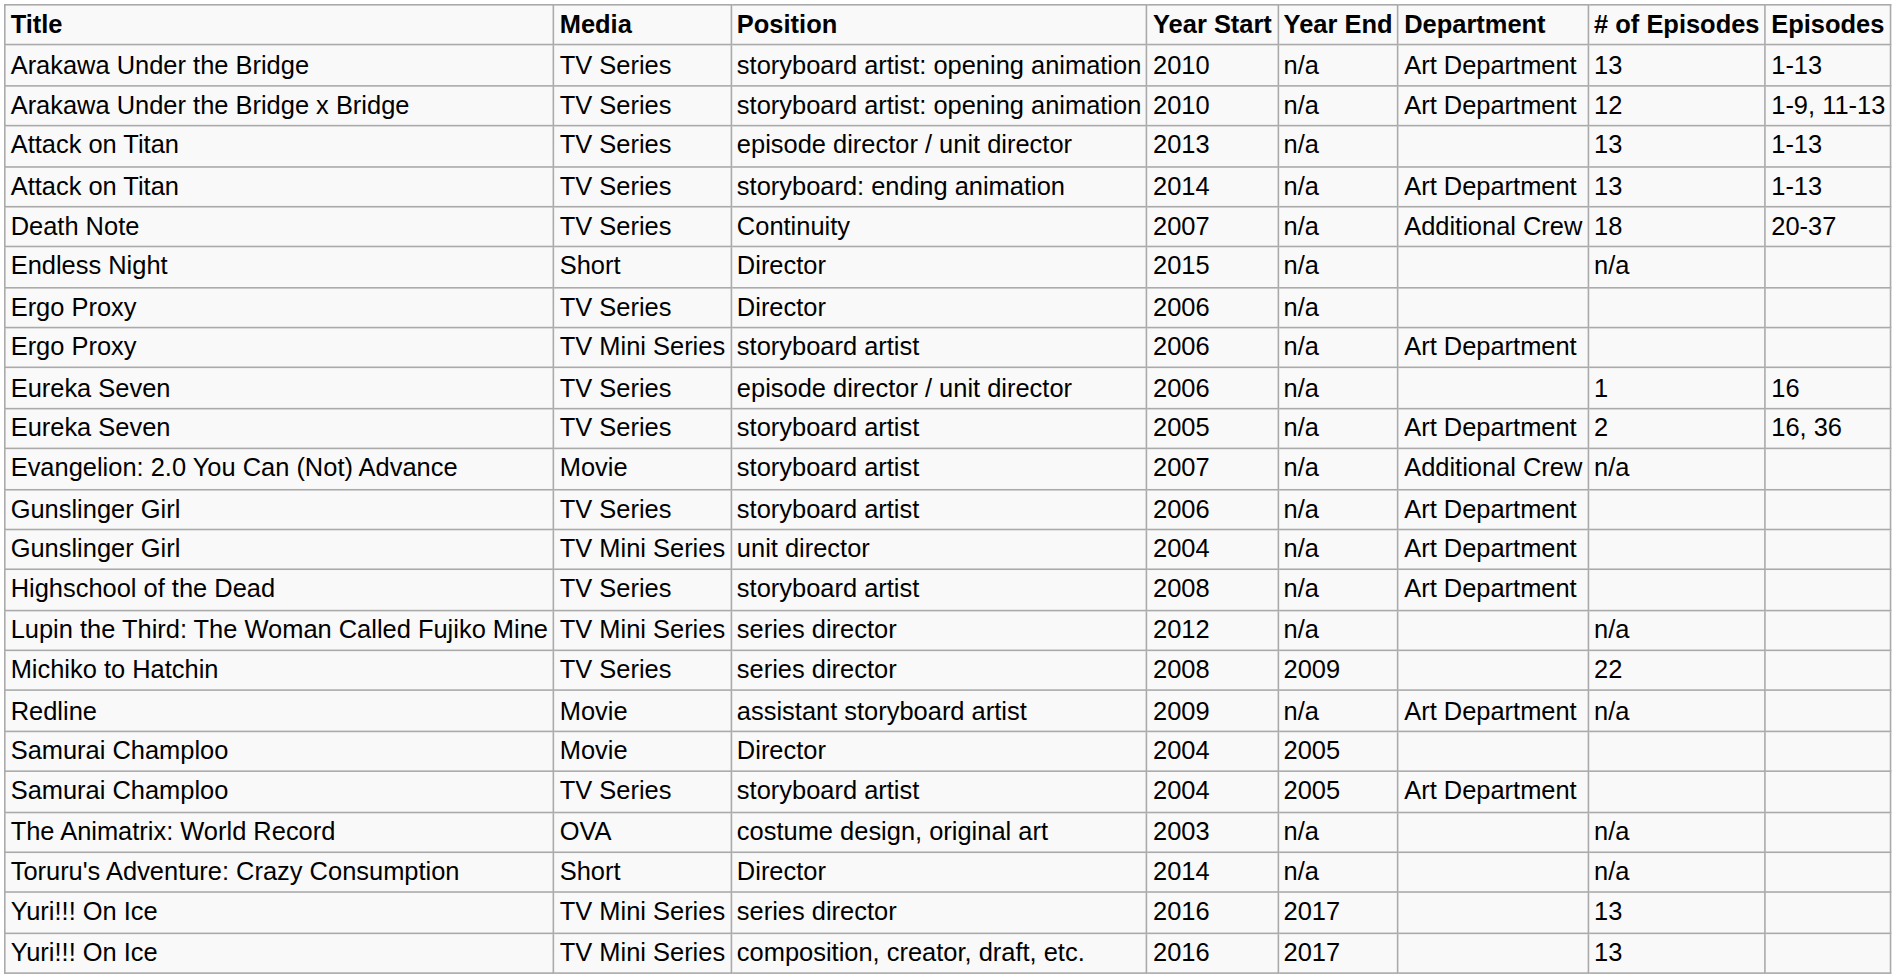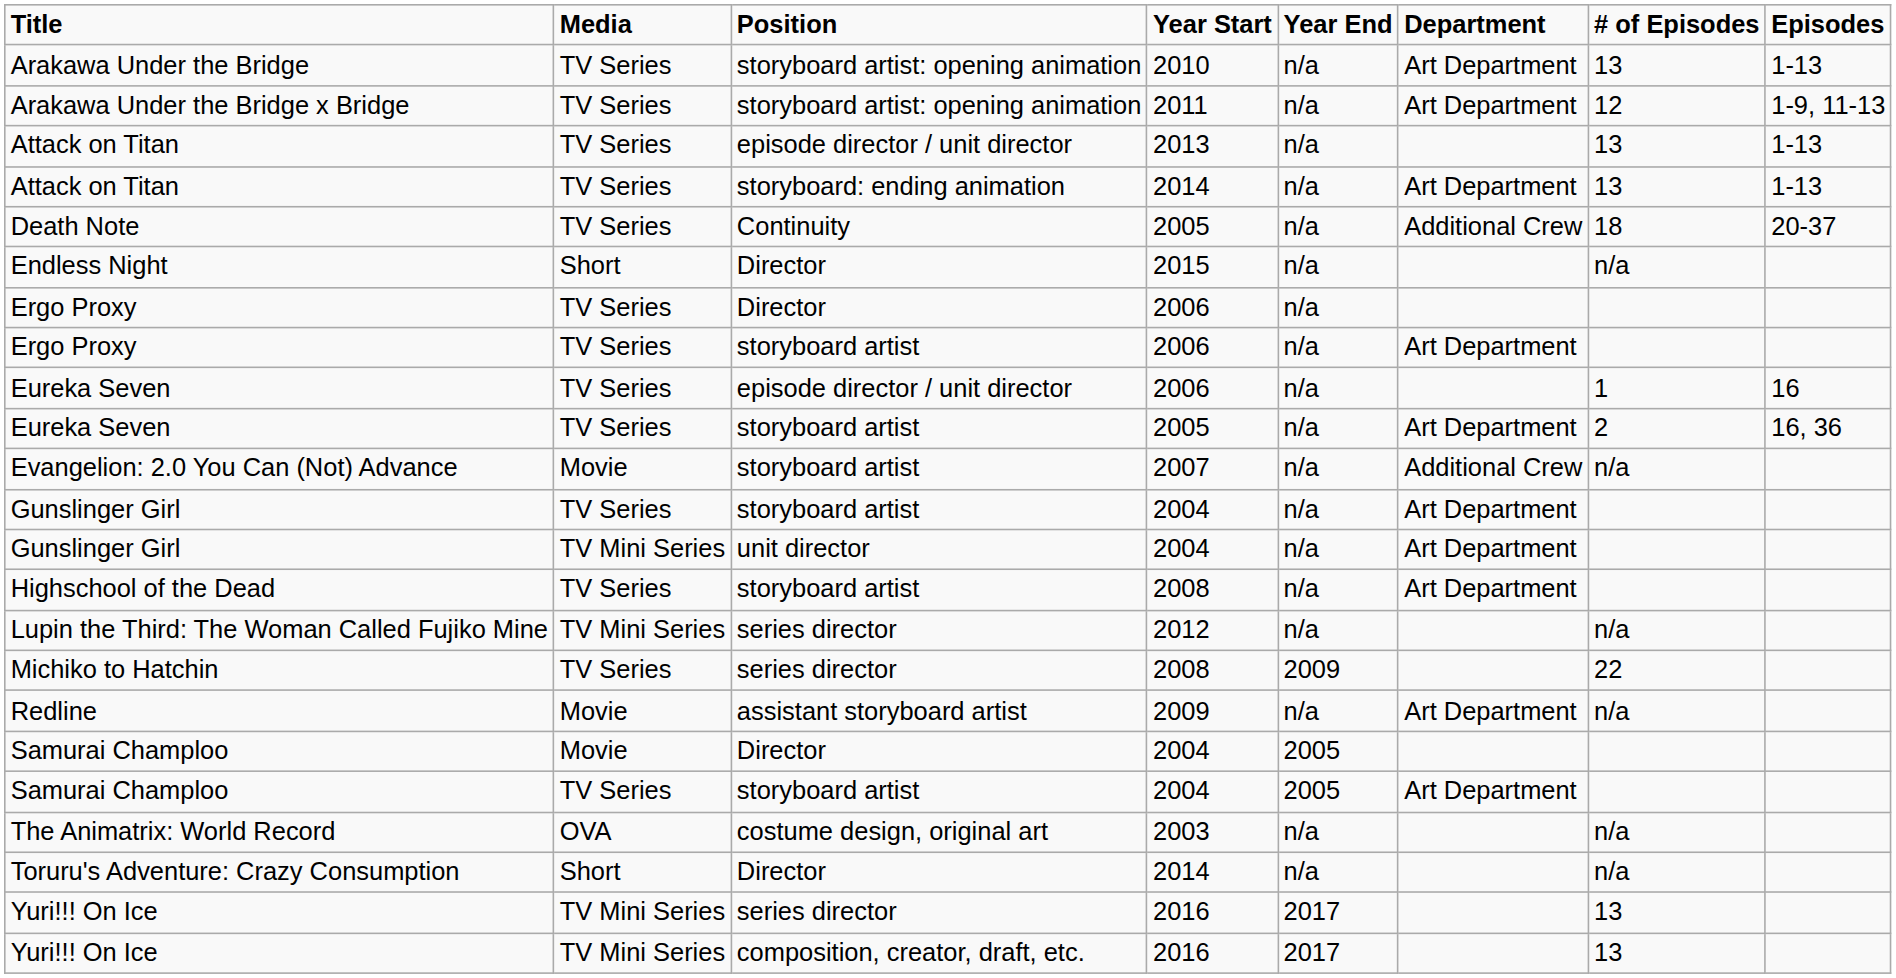(1181, 105) 2010 -> (1180, 105) 2011
(1181, 226) 2007 -> (1181, 226) 2005
(642, 347) TV Mini Series -> (616, 347) TV Series
(1181, 508) 2006 -> (1181, 508) 2004
